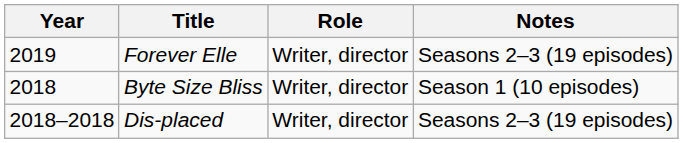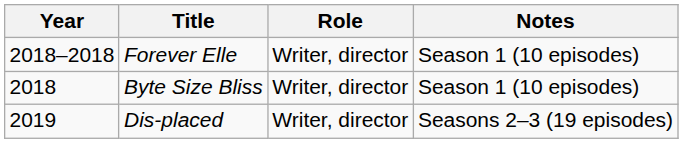(33, 54) 2019 -> (62, 54) 2018–2018
(545, 54) Seasons 2–3 (19 episodes) -> (529, 54) Season 1 (10 episodes)
(62, 120) 2018–2018 -> (33, 120) 2019
